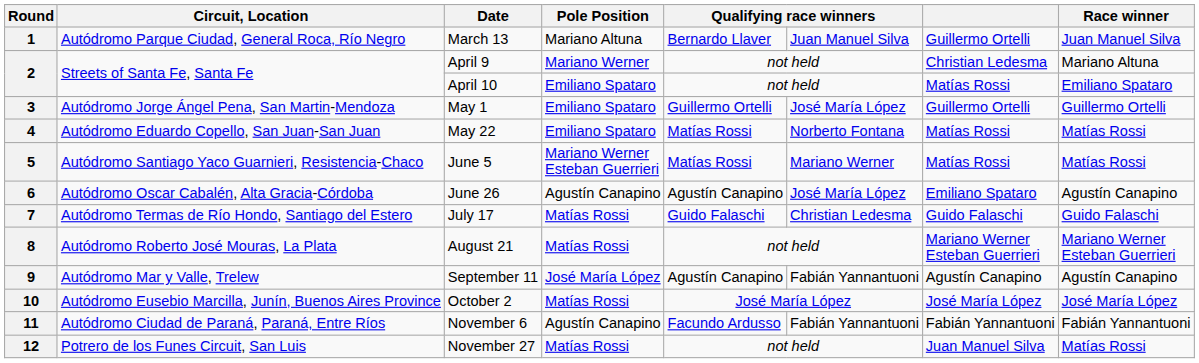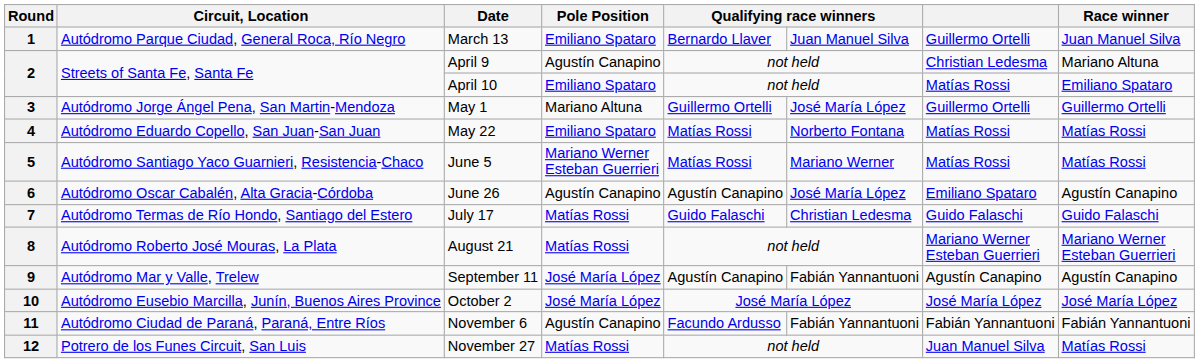(594, 39) Mariano Altuna -> (600, 39) Emiliano Spataro
(597, 61) Mariano Werner -> (603, 61) Agustín Canapino
(600, 107) Emiliano Spataro -> (594, 107) Mariano Altuna
(587, 300) Matías Rossi -> (603, 300) José María López
